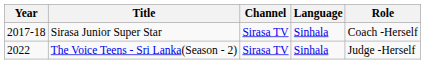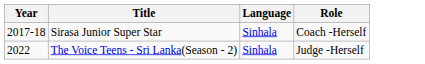- column: (265, 13)
